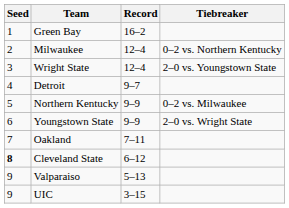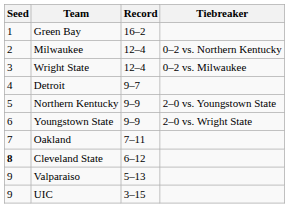(219, 67) 2–0 vs. Youngstown State -> (205, 67) 0–2 vs. Milwaukee
(205, 103) 0–2 vs. Milwaukee -> (219, 103) 2–0 vs. Youngstown State
